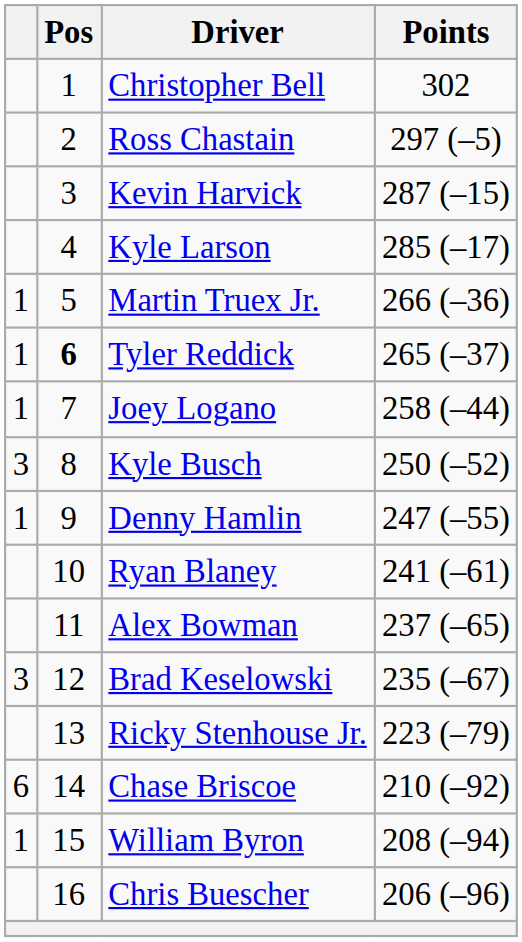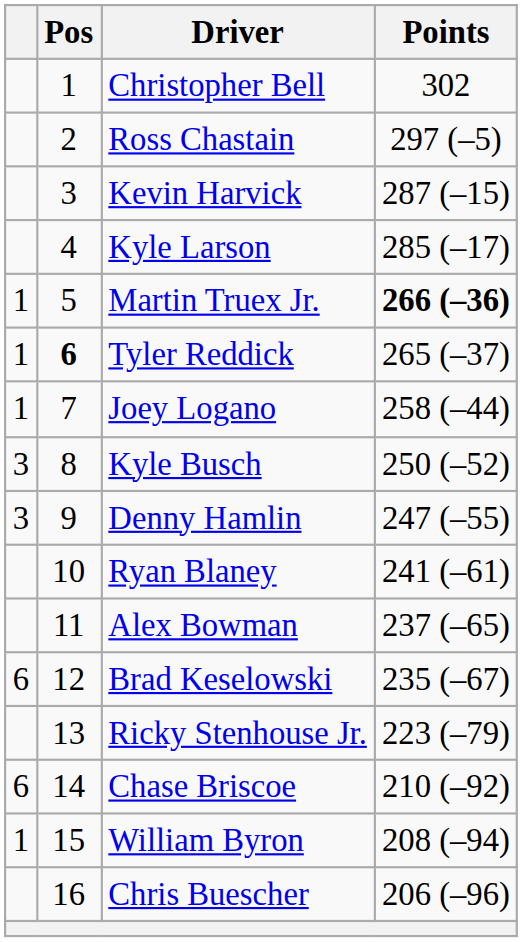(446, 301) normal -> (446, 301) bold
(21, 516) 1 -> (21, 516) 3
(21, 678) 3 -> (21, 678) 6
